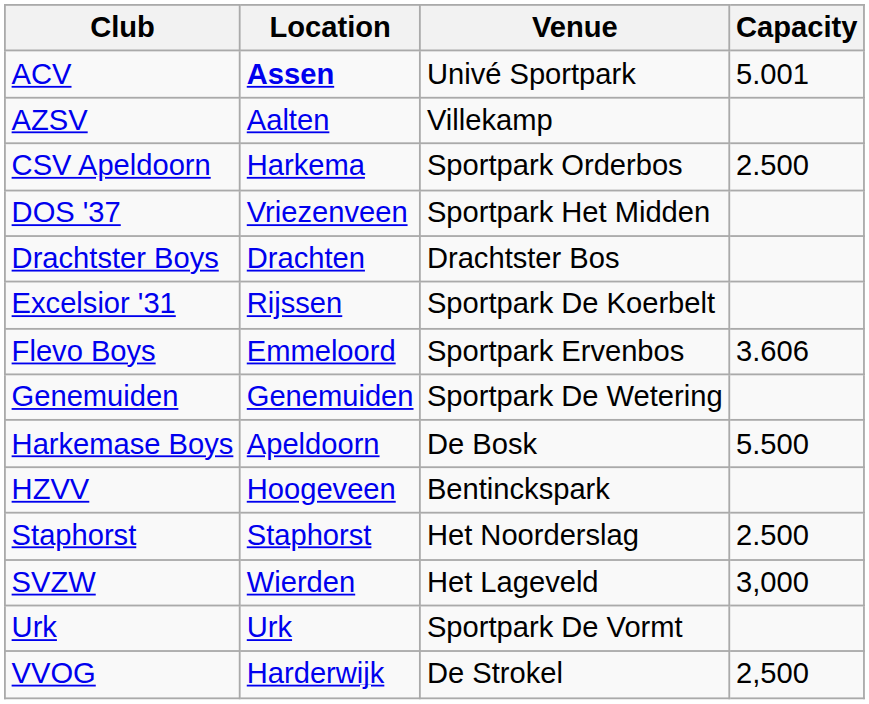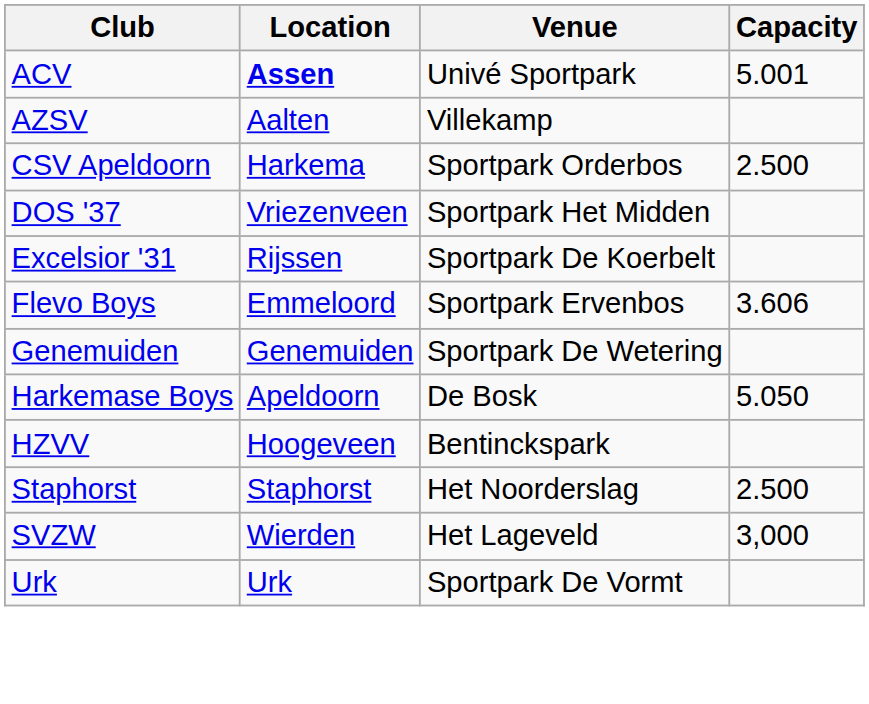- row: (115, 258)
(772, 443) 5.500 -> (772, 397) 5.050
- row: (54, 674)
